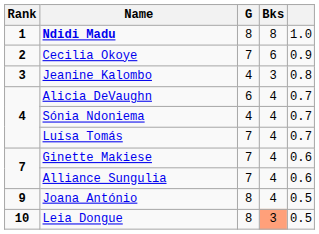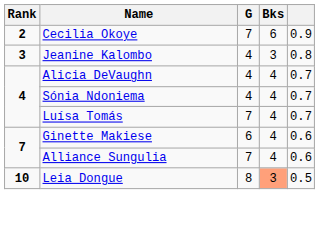- row: (79, 35)
(249, 96) 6 -> (249, 76) 4
(249, 158) 7 -> (249, 137) 6
- row: (90, 198)
